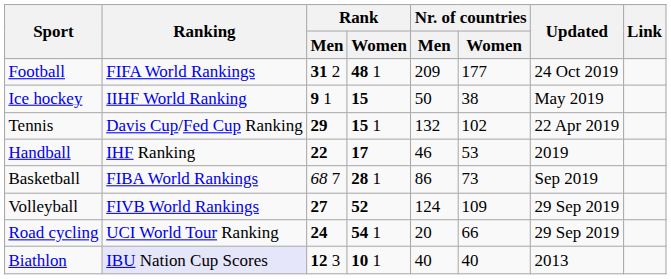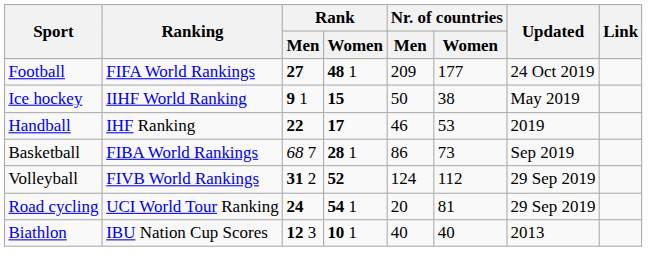(325, 71) 31 2 -> (295, 71) 27
- row: (31, 125)
(319, 206) 27 -> (301, 179) 31 2
(474, 206) 109 -> (450, 179) 112
(470, 233) 66 -> (446, 206) 81
(187, 260) lavender background -> (187, 233) no background
